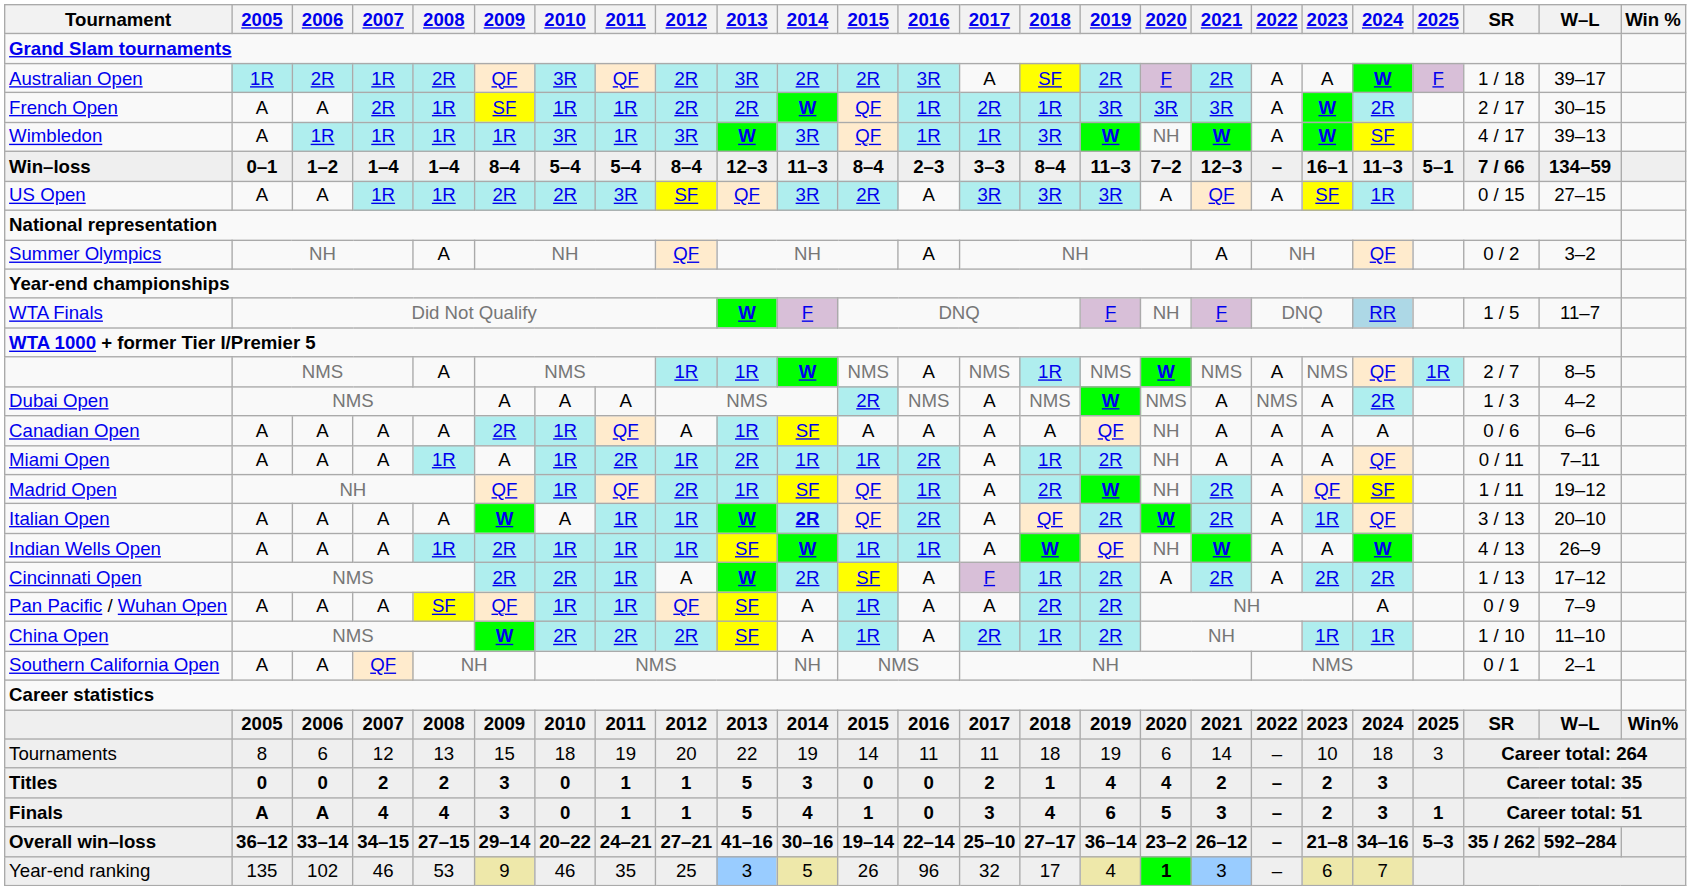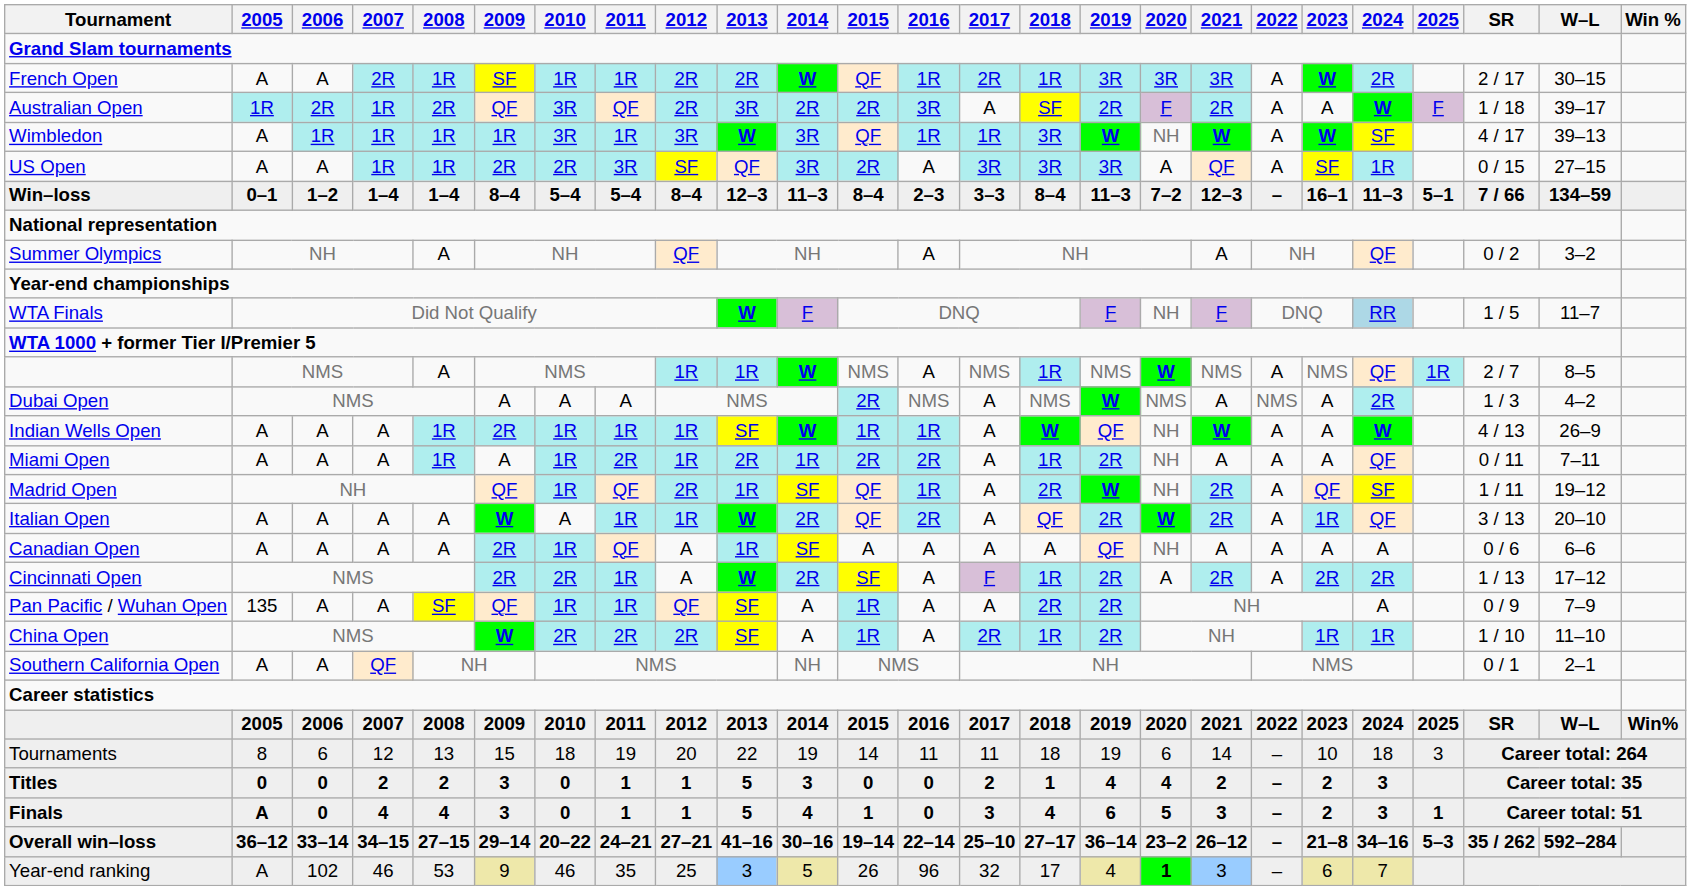rows swapped: (76, 78) <-> (63, 107)
rows swapped: (47, 195) <-> (50, 166)
rows swapped: (85, 548) <-> (74, 430)
(868, 460) 1R -> (868, 460) 2R
(808, 518) bold -> (808, 518) normal
(262, 606) A -> (262, 606) 135
(323, 812) A -> (323, 812) 0
(262, 871) 135 -> (262, 871) A
